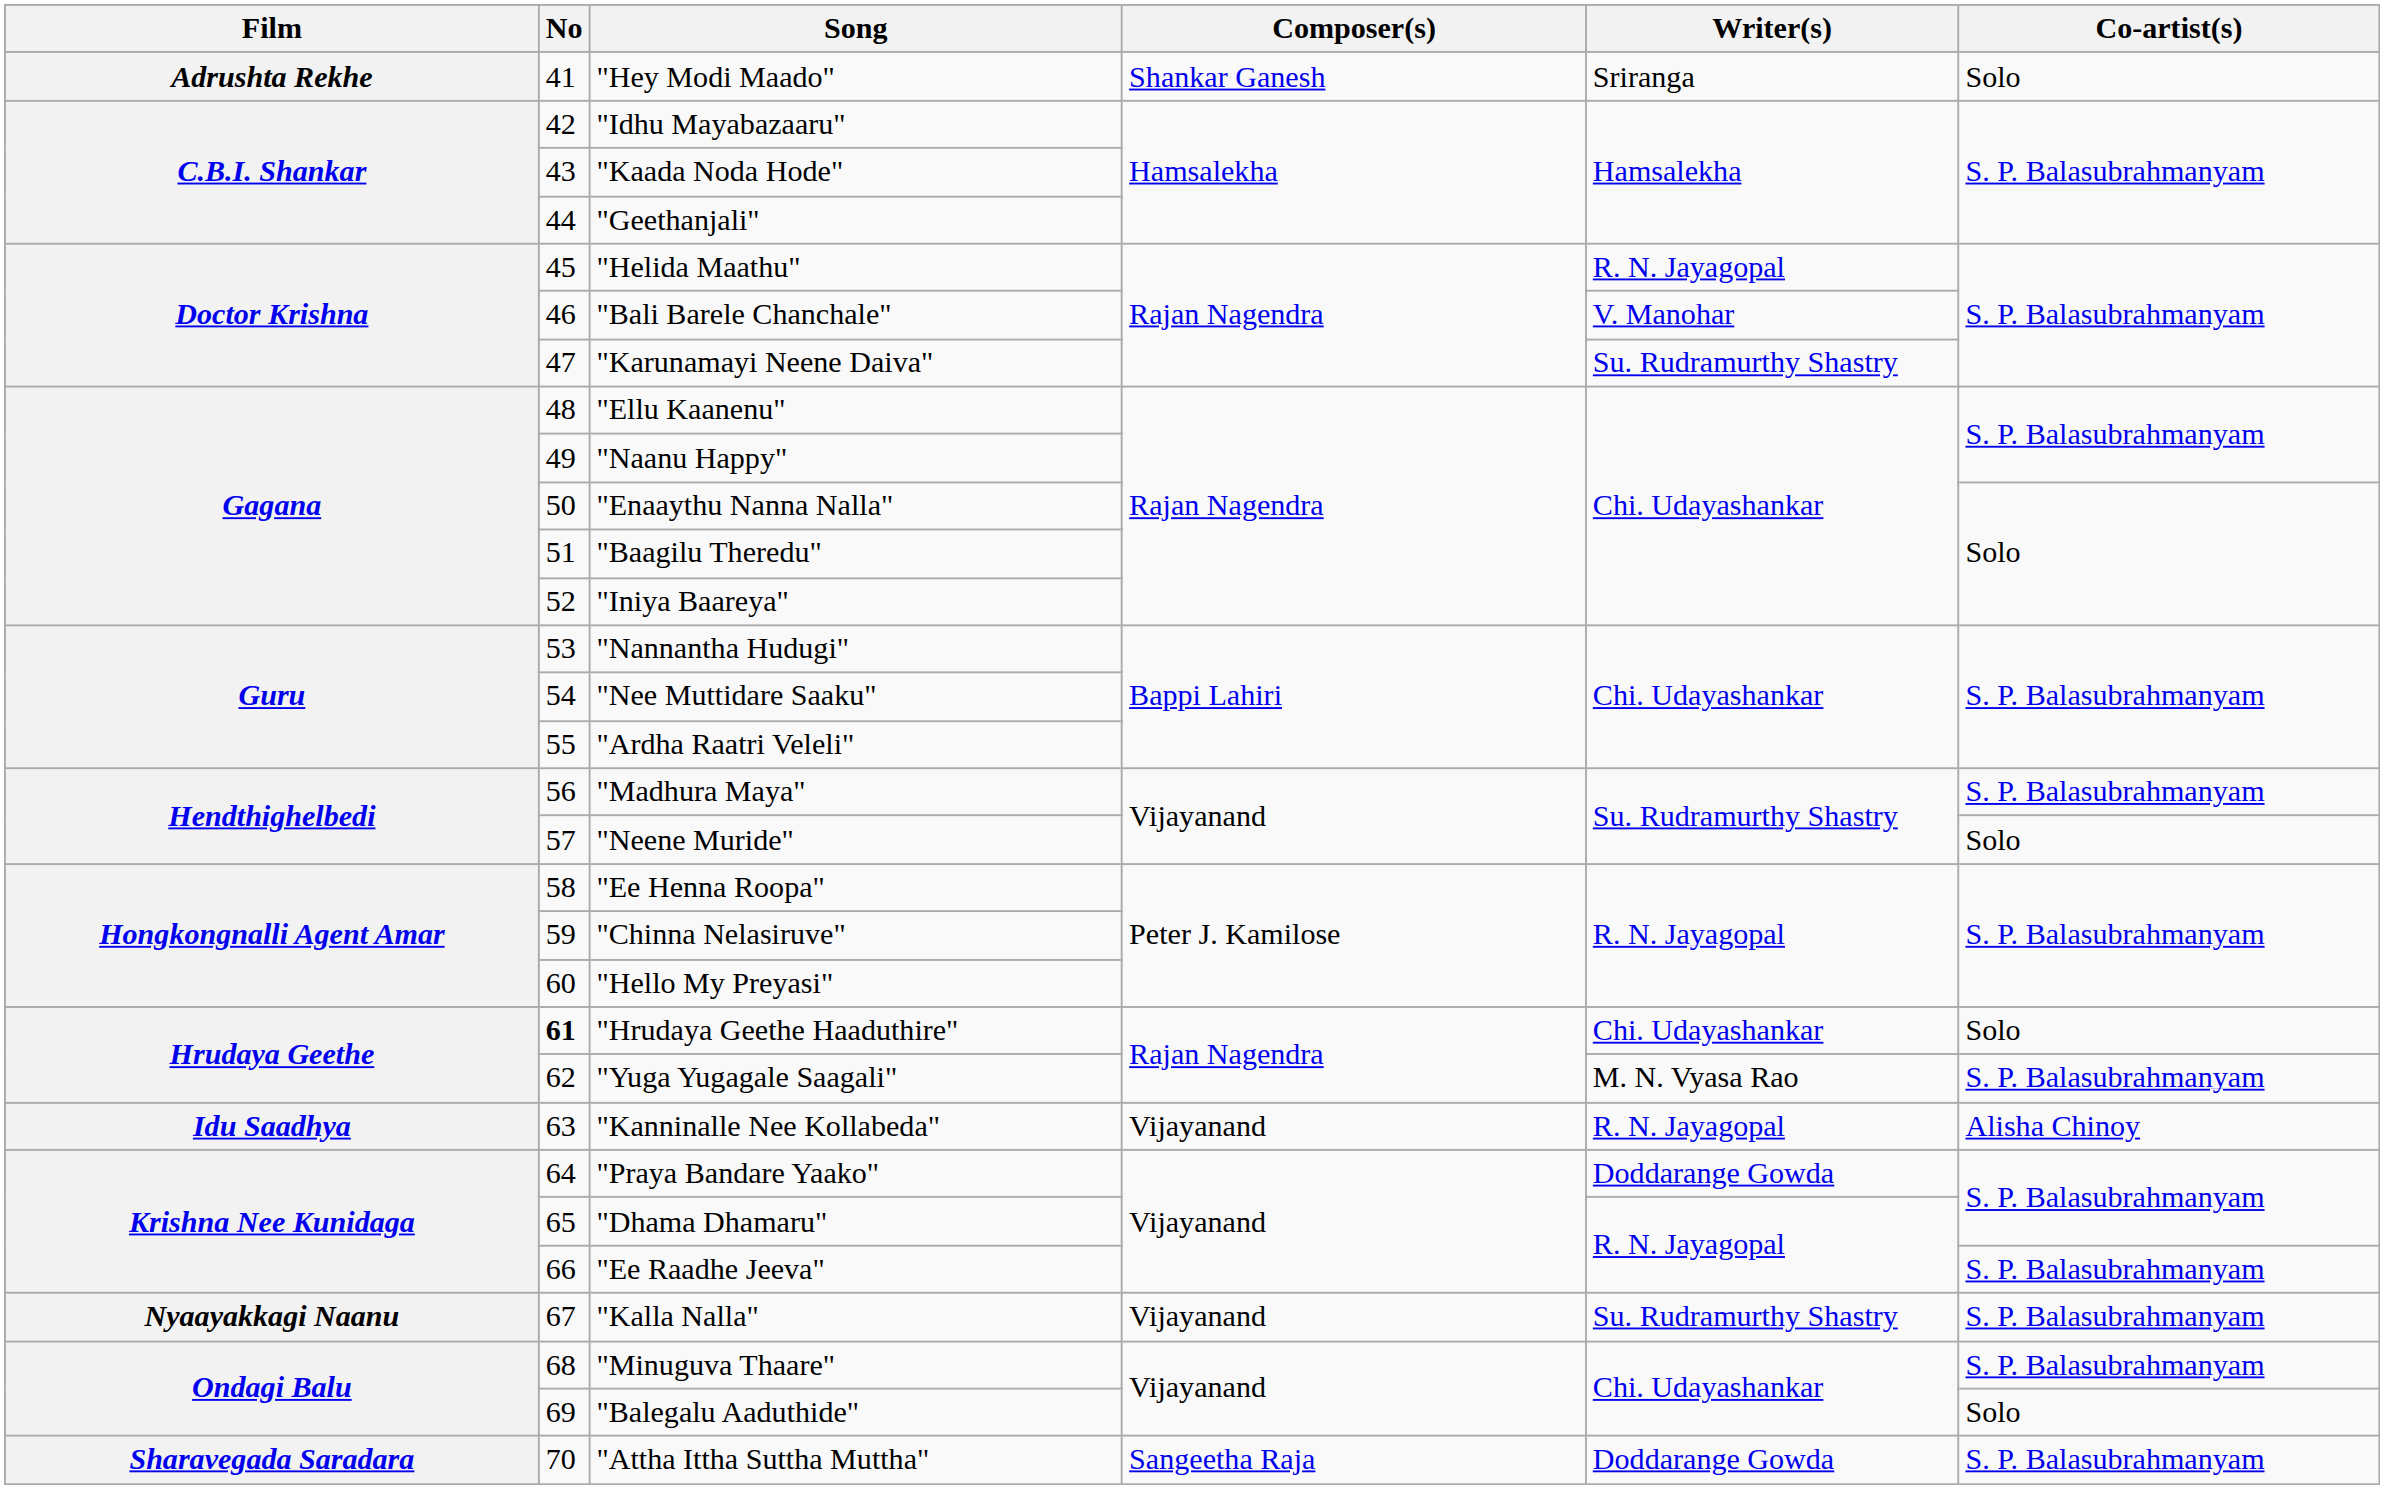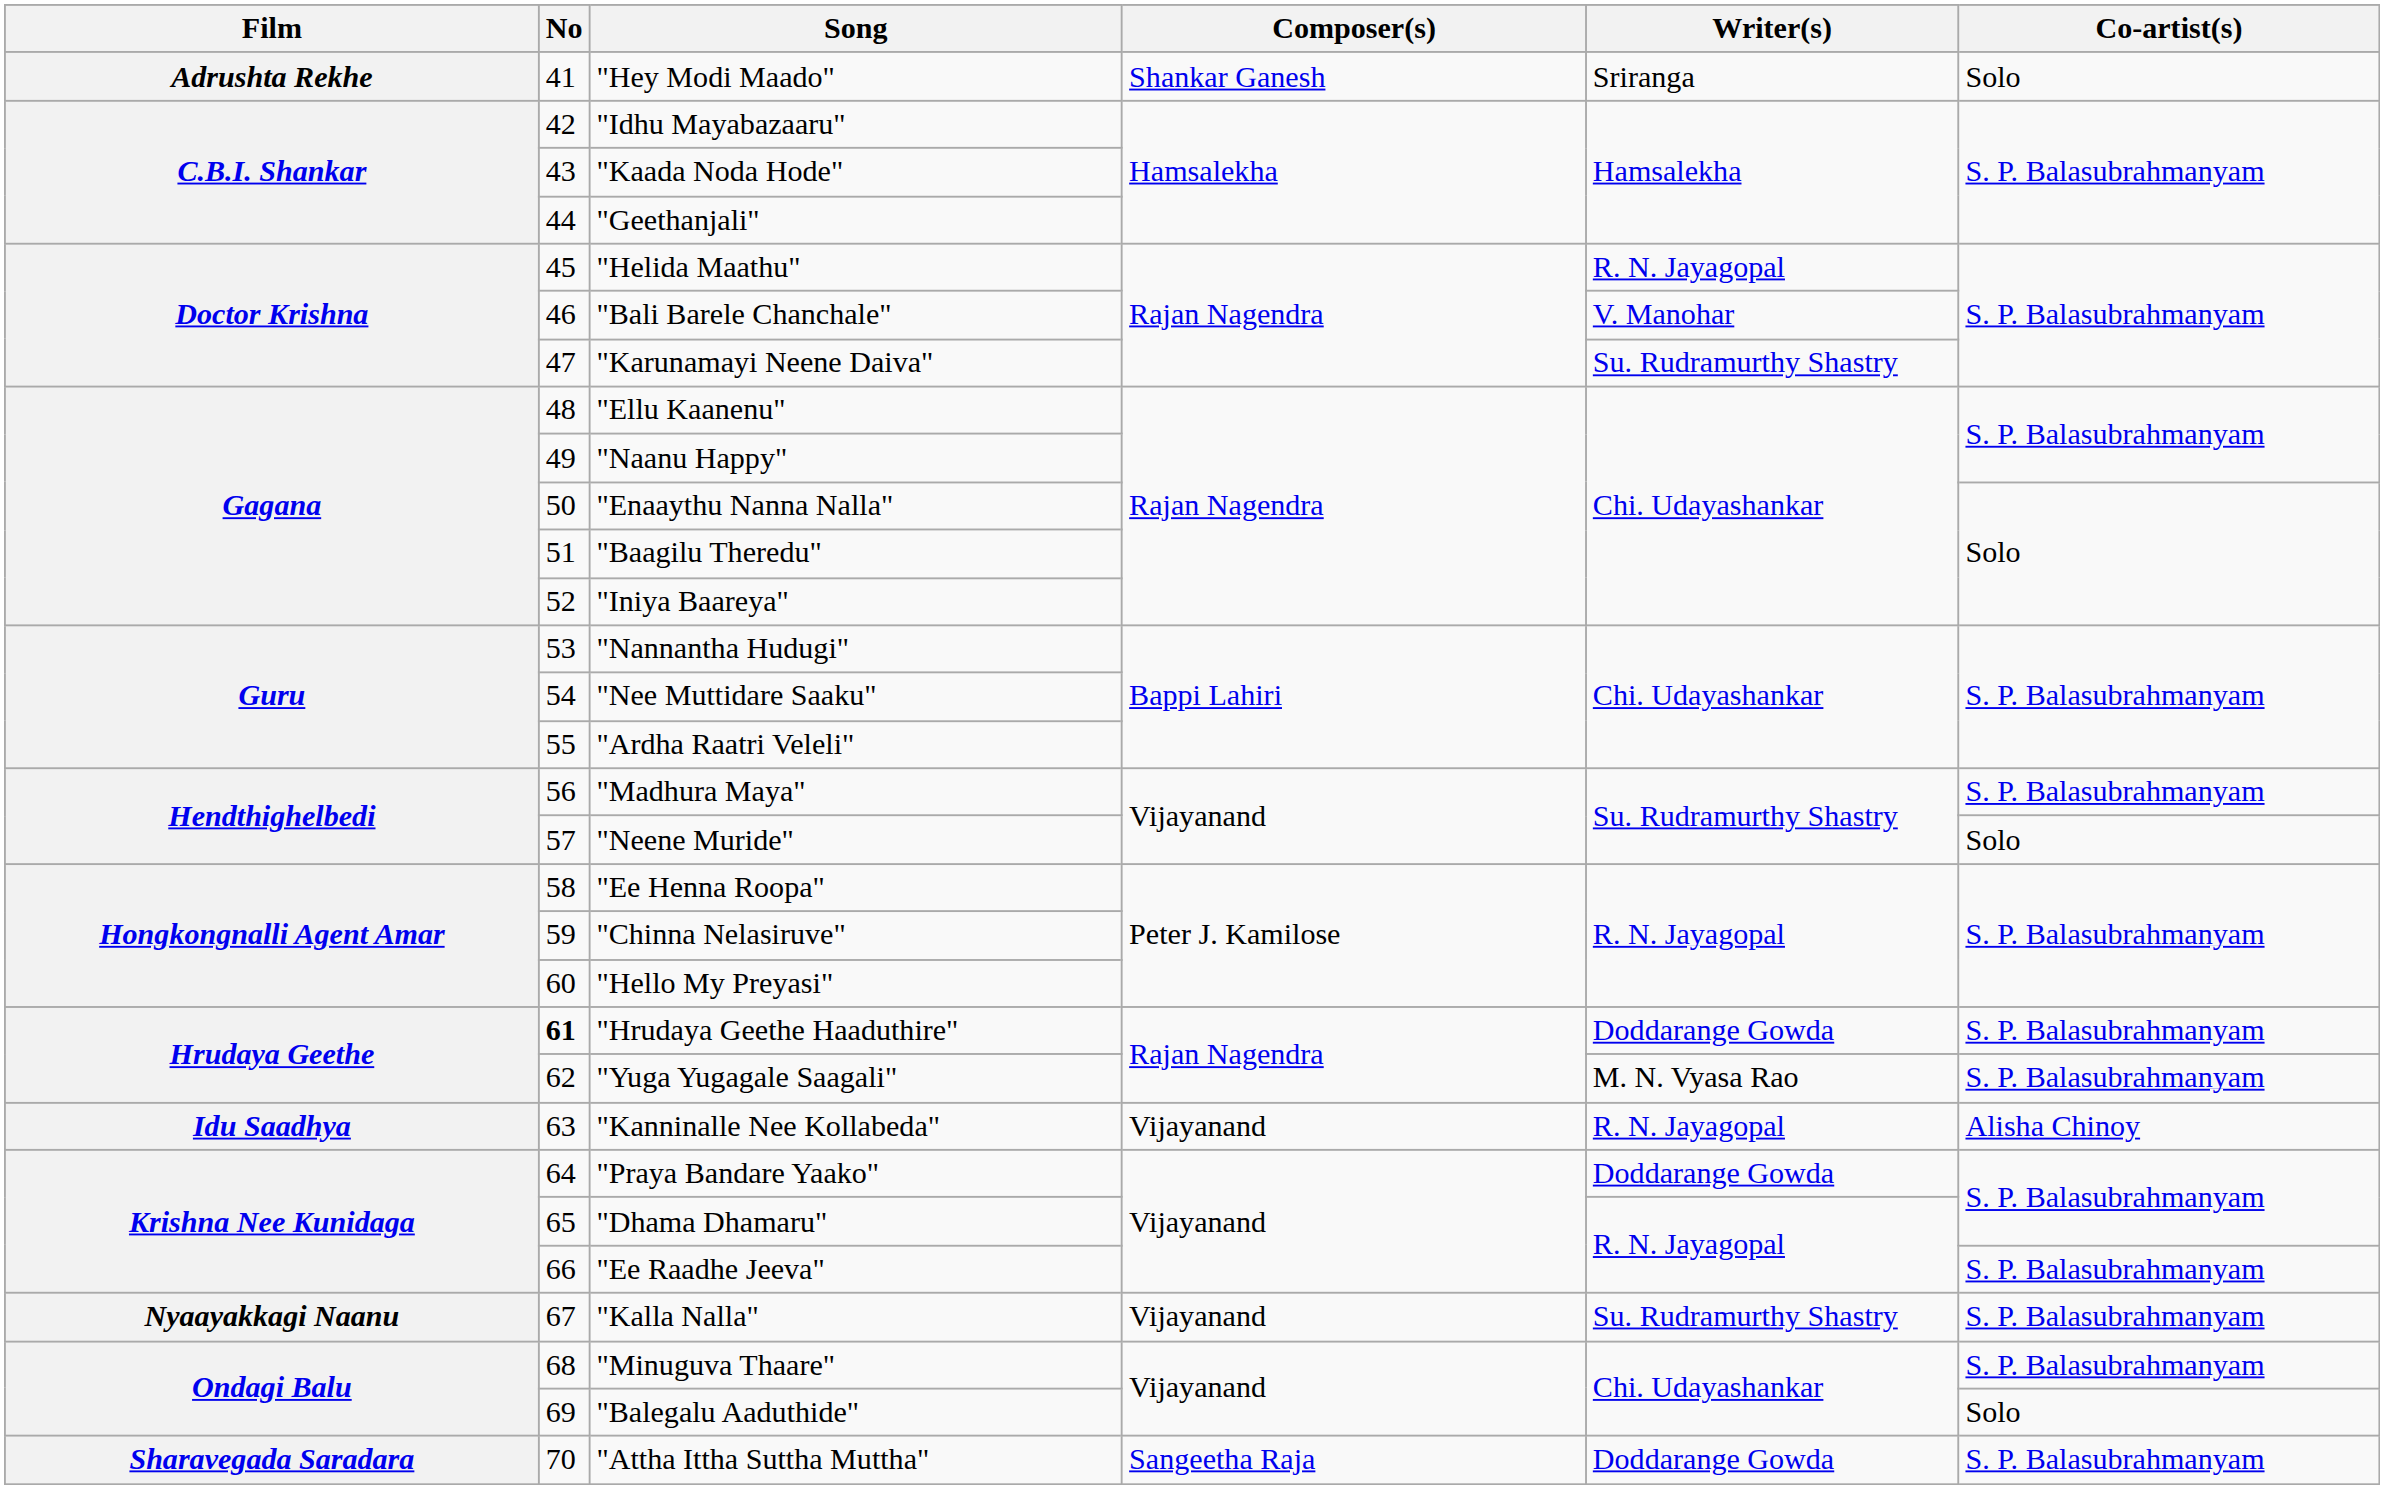(1708, 1030) Chi. Udayashankar -> (1714, 1030) Doddarange Gowda
(1993, 1030) Solo -> (2115, 1030) S. P. Balasubrahmanyam
